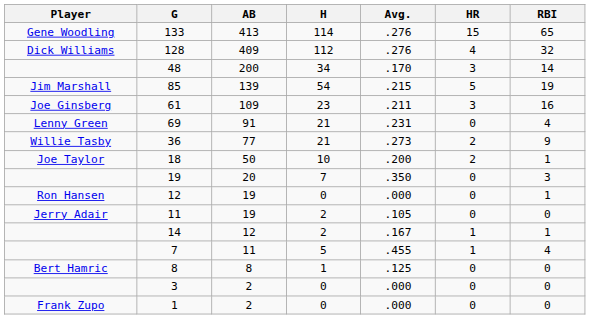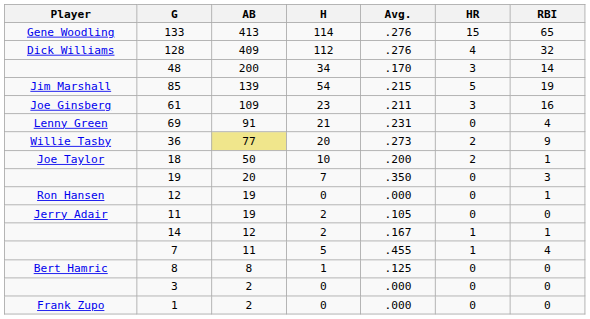(249, 141) no background -> (249, 141) khaki background
(323, 141) 21 -> (323, 141) 20
